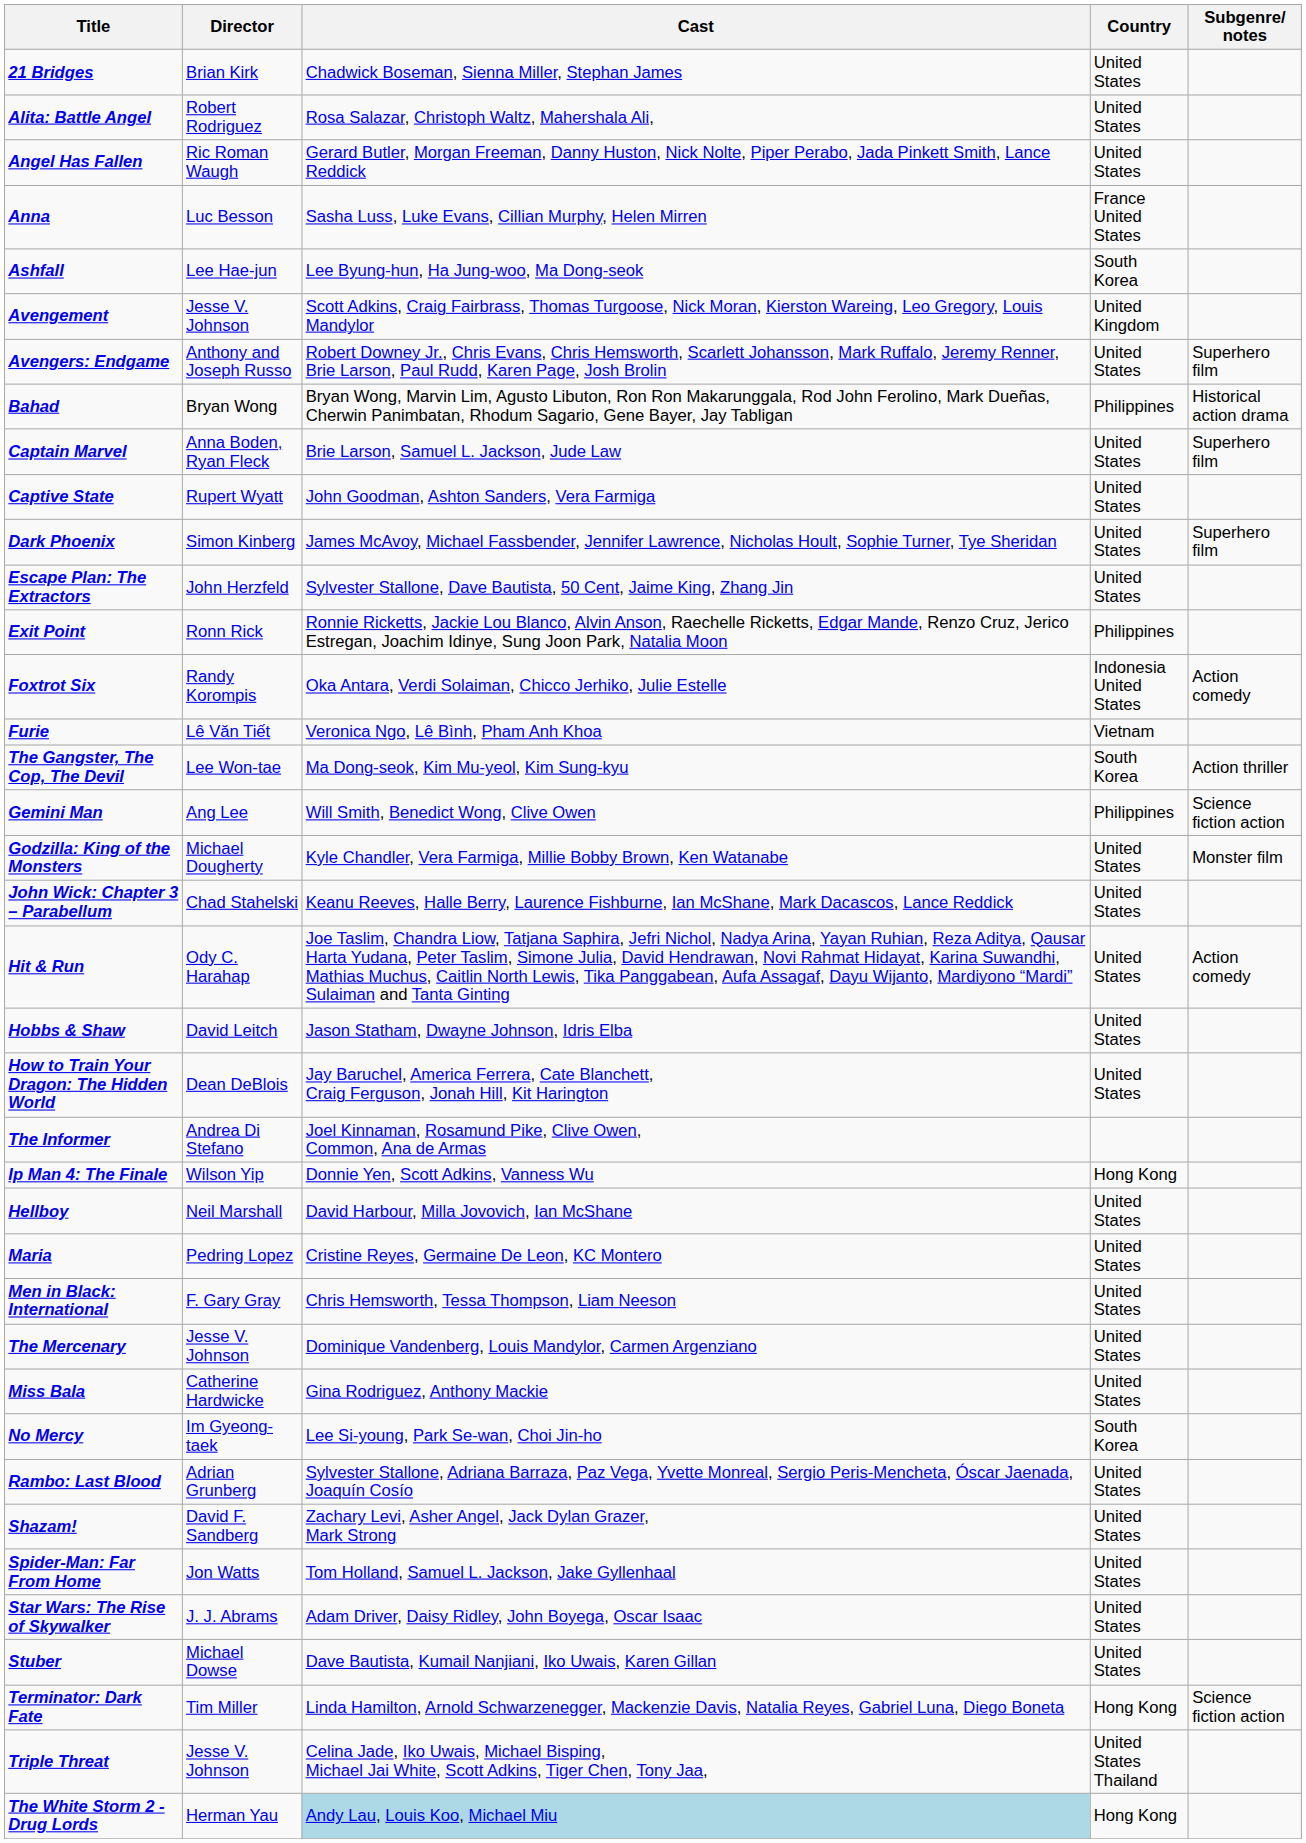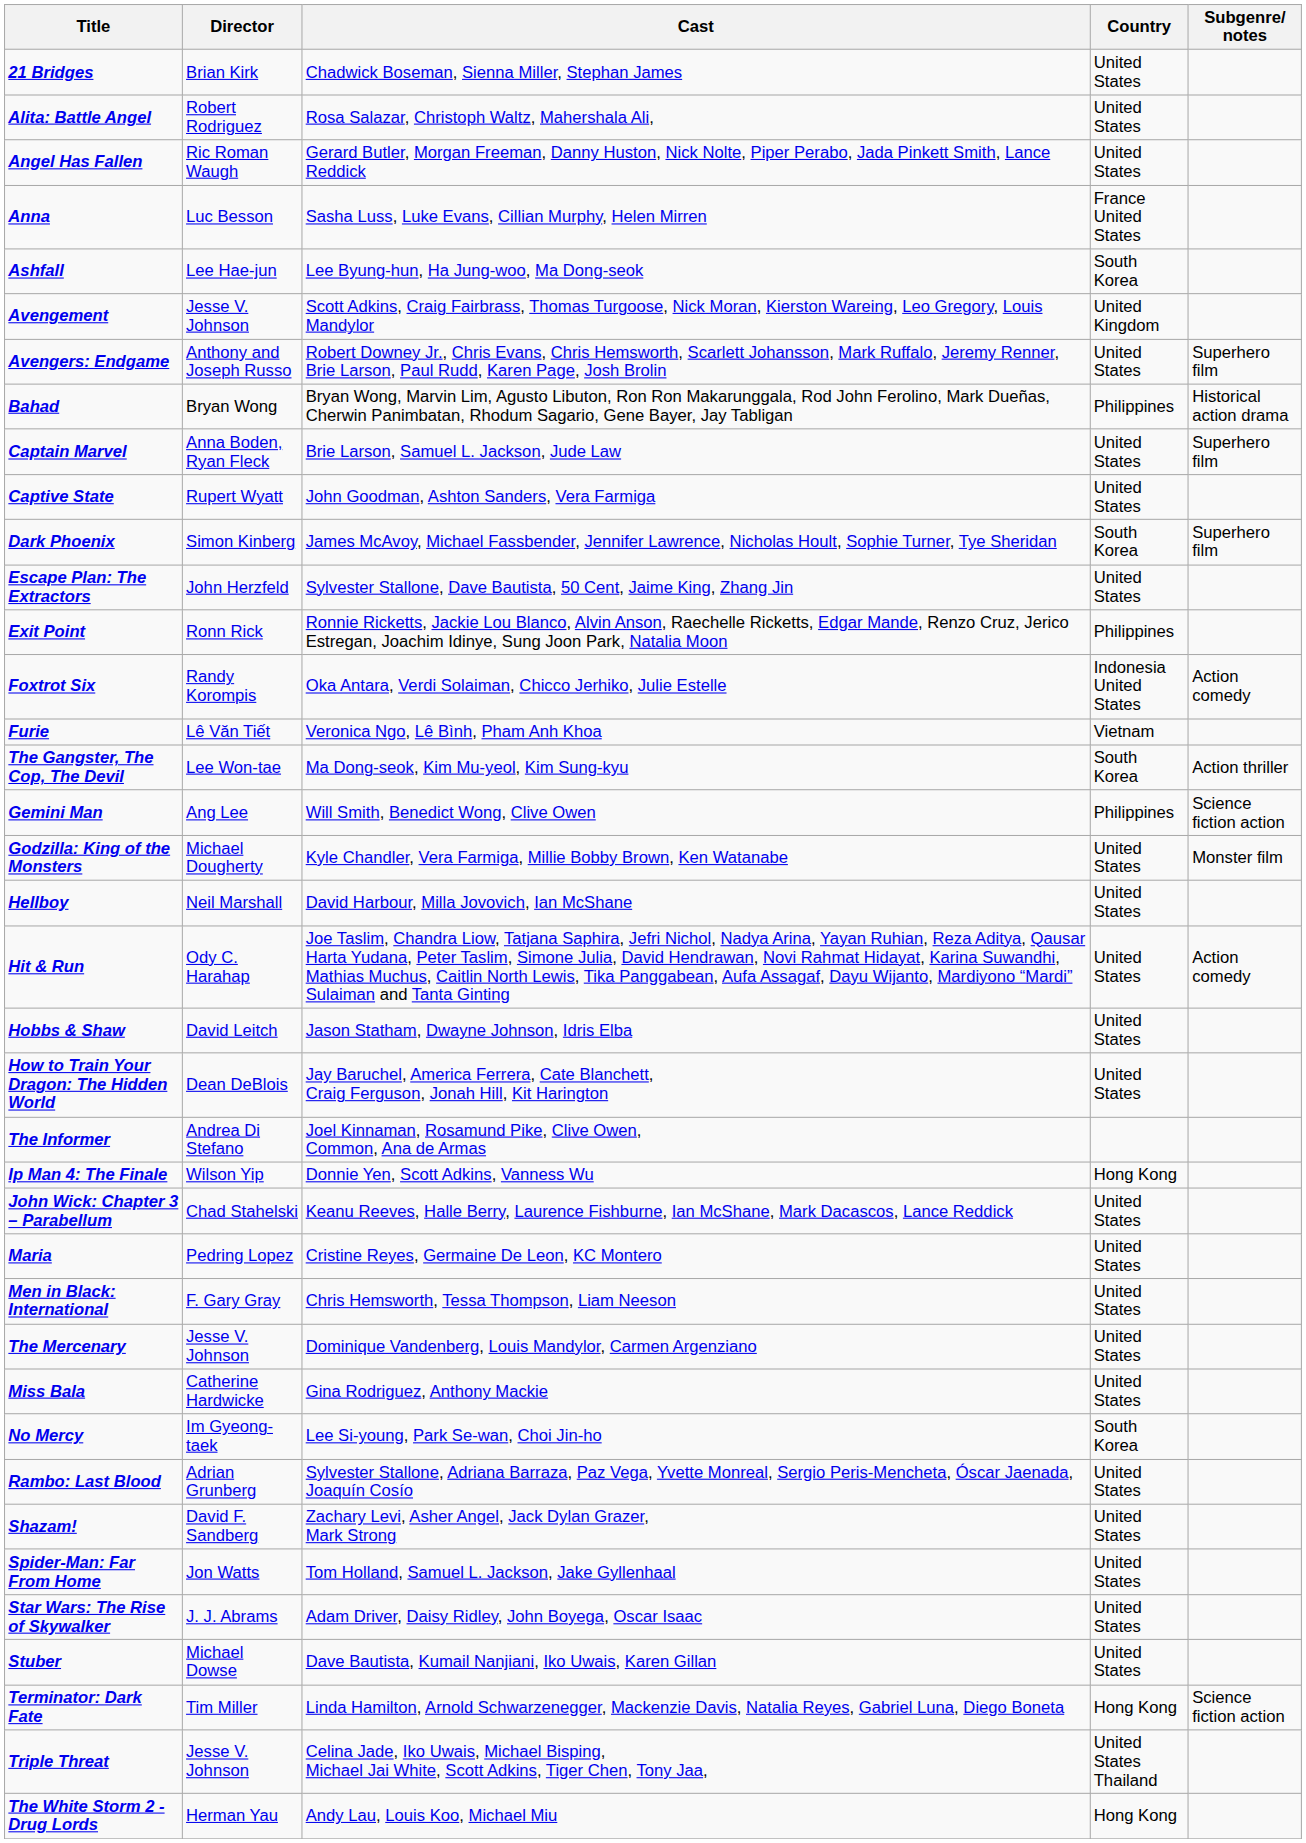(1118, 541) United States -> (1116, 541) South Korea
rows swapped: (38, 1210) <-> (93, 902)
(431, 1816) lightblue background -> (431, 1816) no background
